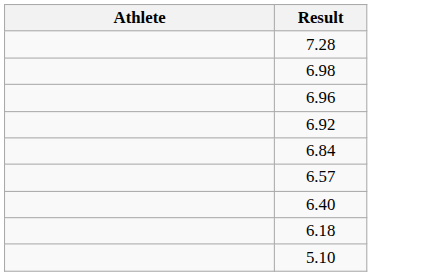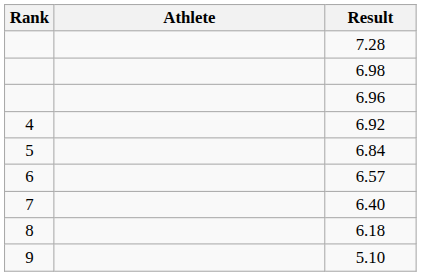+ column: (29, 17)
